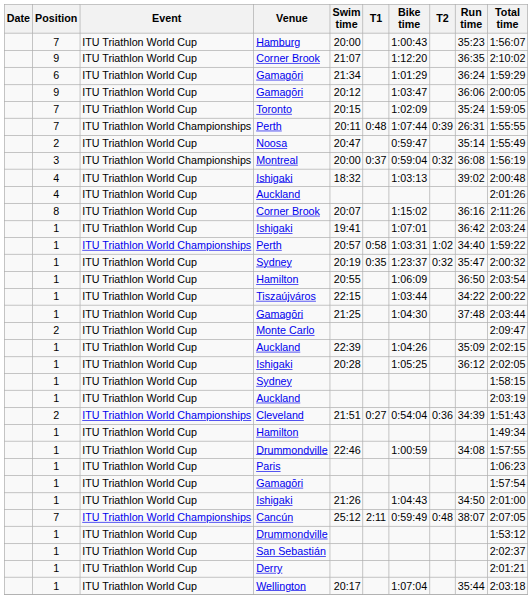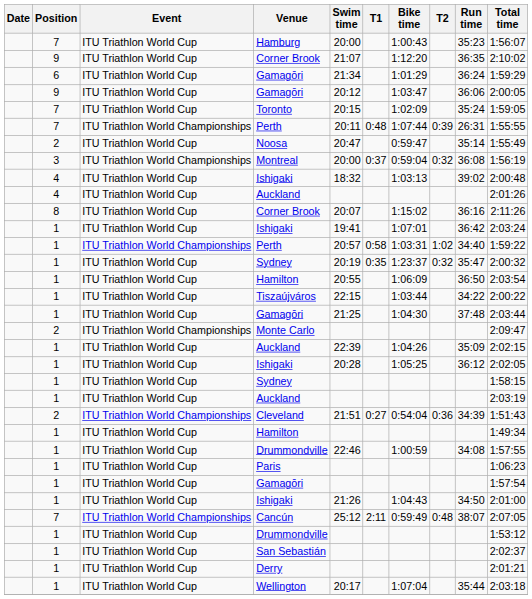(140, 331) ITU Triathlon World Cup -> (167, 331) ITU Triathlon World Championships
